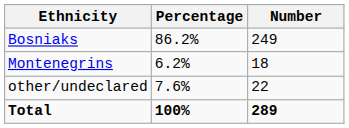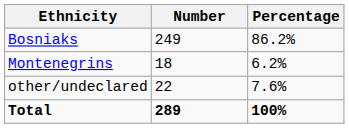columns swapped: (296, 16) <-> (200, 16)
